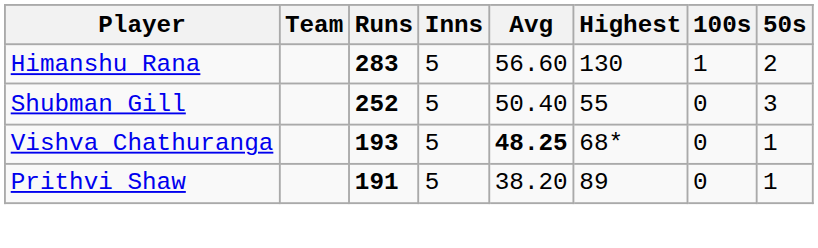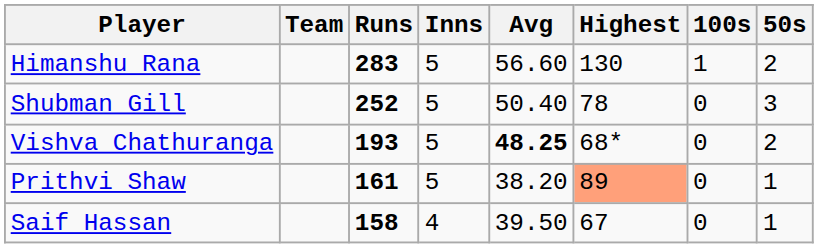(594, 104) 55 -> (594, 104) 78
(770, 144) 1 -> (770, 144) 2
(377, 183) 191 -> (377, 183) 161
(594, 183) no background -> (594, 183) lightsalmon background
+ row: (91, 223)
